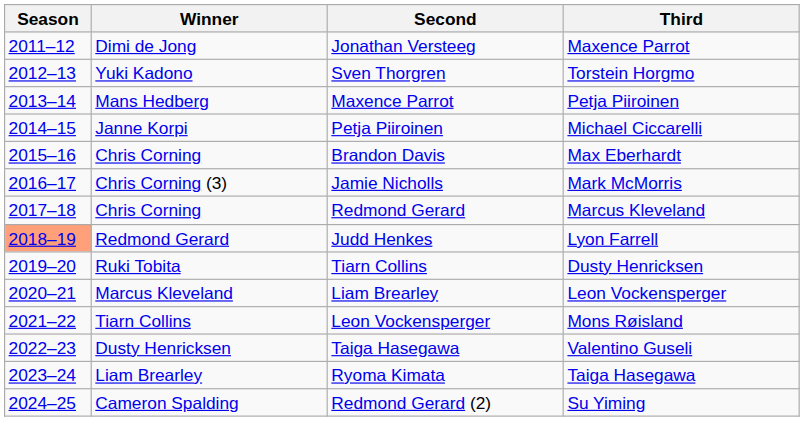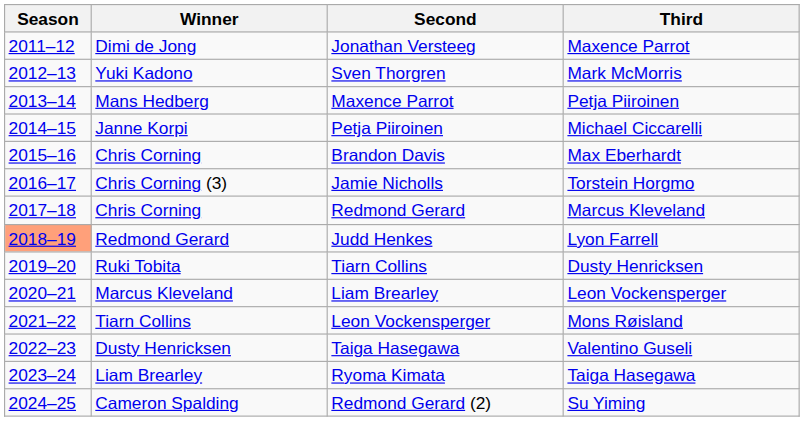(631, 73) Torstein Horgmo -> (625, 73) Mark McMorris
(625, 183) Mark McMorris -> (631, 183) Torstein Horgmo
